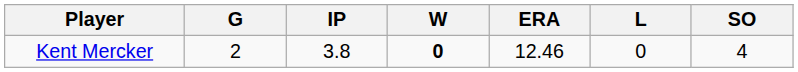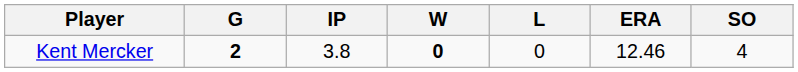columns swapped: (641, 20) <-> (539, 20)
(235, 51) normal -> (235, 51) bold
